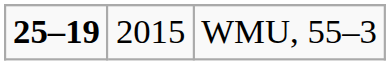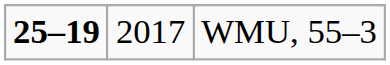(151, 32) 2015 -> (151, 32) 2017
